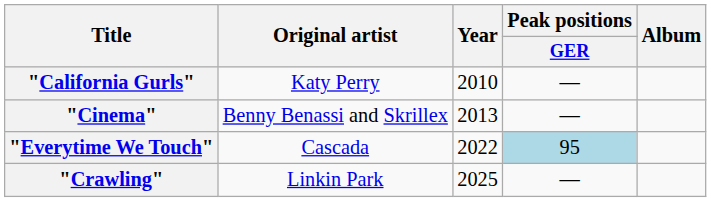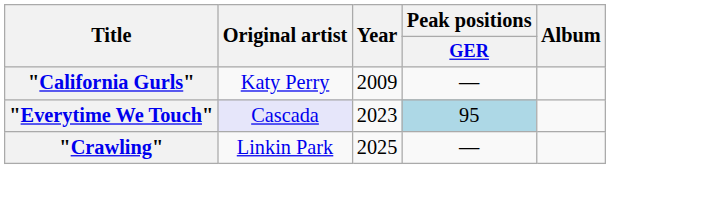(478, 83) 2010 -> (377, 83) 2009
- row: (111, 115)
(335, 147) no background -> (285, 115) lavender background
(478, 147) 2022 -> (377, 115) 2023
